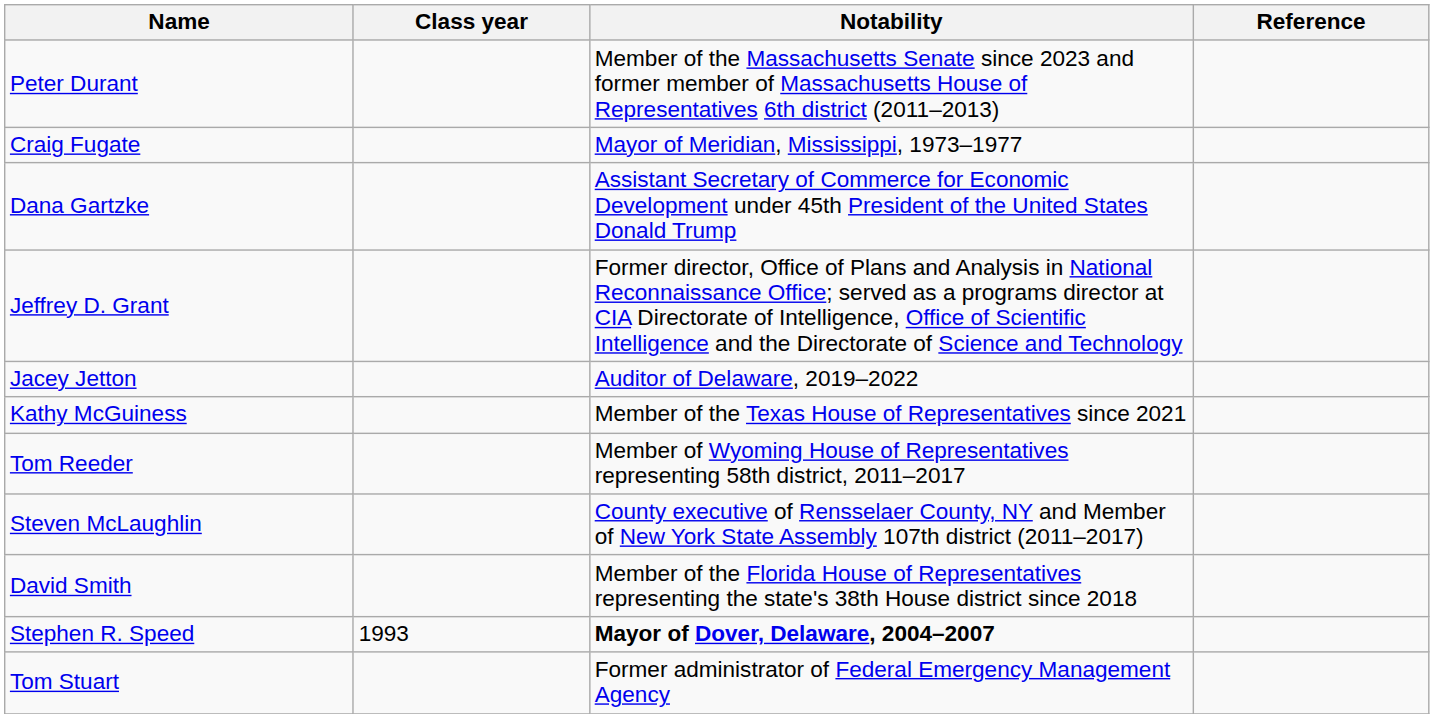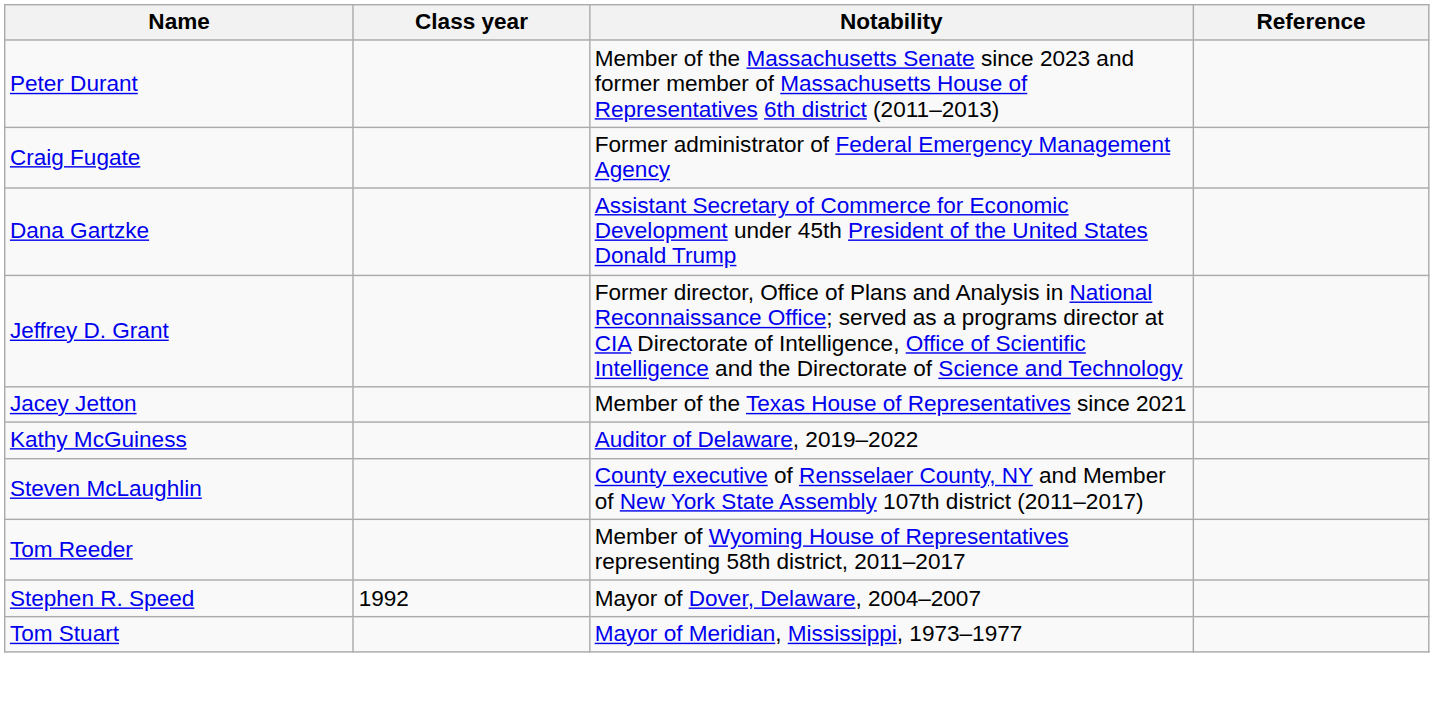(809, 144) Mayor of Meridian, Mississippi, 1973–1977 -> (882, 157) Former administrator of Federal Emergency Management Agency
(756, 378) Auditor of Delaware, 2019–2022 -> (890, 404) Member of the Texas House of Representatives since 2021
(890, 414) Member of the Texas House of Representatives since 2021 -> (756, 440) Auditor of Delaware, 2019–2022
rows swapped: (106, 524) <-> (71, 463)
- row: (71, 585)
(384, 633) 1993 -> (384, 598) 1992
(795, 633) bold -> (788, 598) normal
(882, 682) Former administrator of Federal Emergency Management Agency -> (809, 633) Mayor of Meridian, Mississippi, 1973–1977
